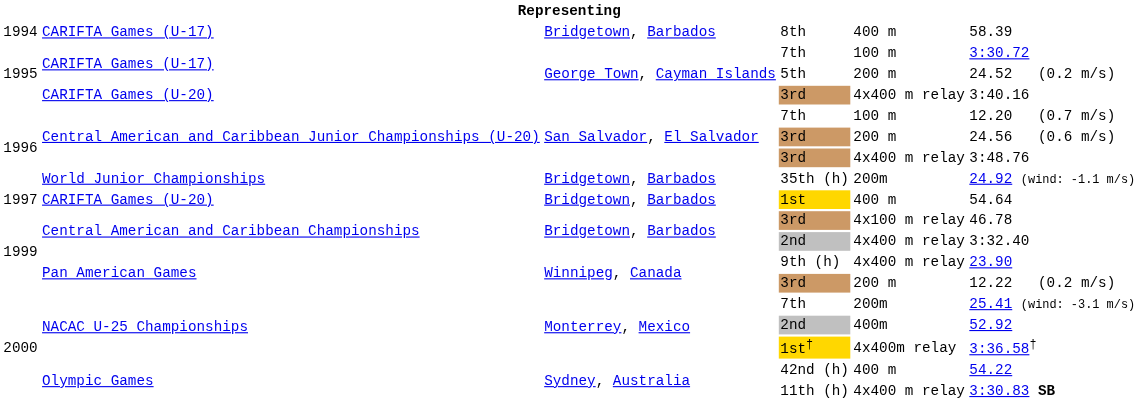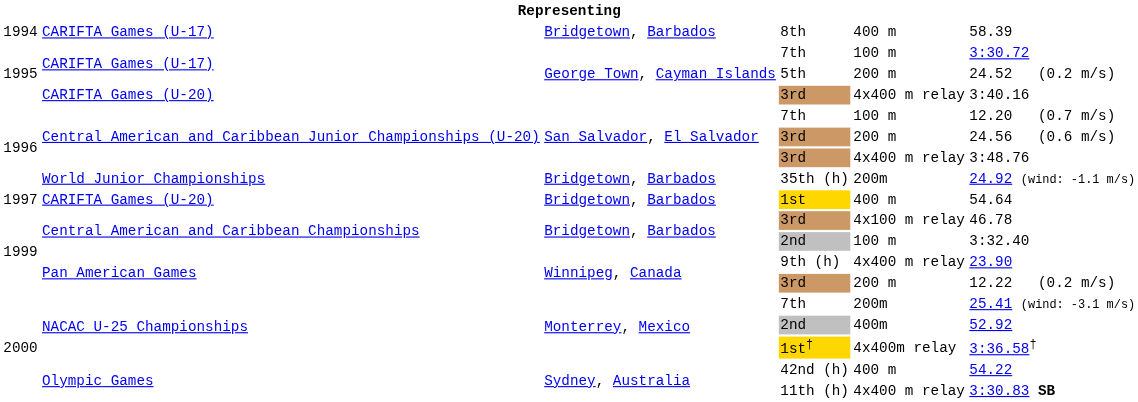(909, 241) 4x400 m relay -> (875, 241) 100 m
